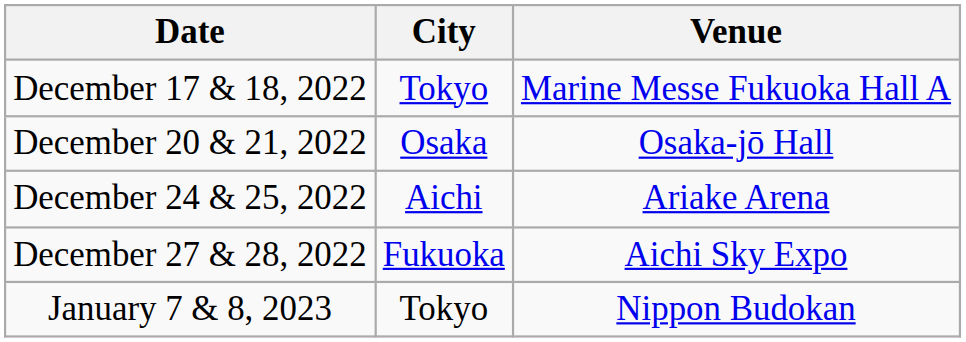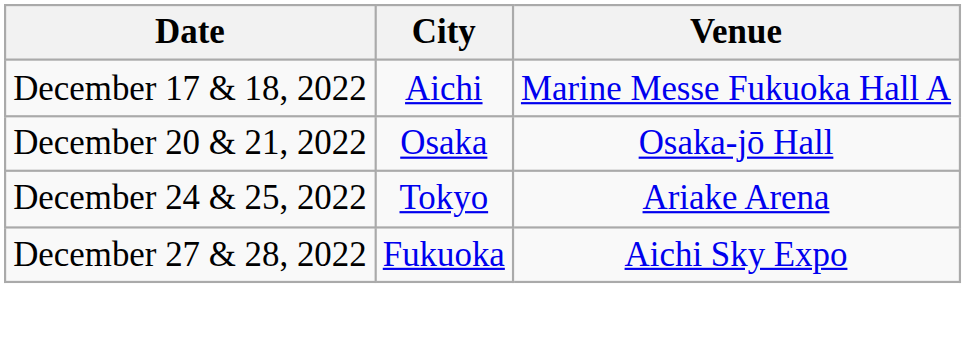(444, 87) Tokyo -> (444, 87) Aichi
(444, 198) Aichi -> (444, 198) Tokyo
- row: (190, 308)
